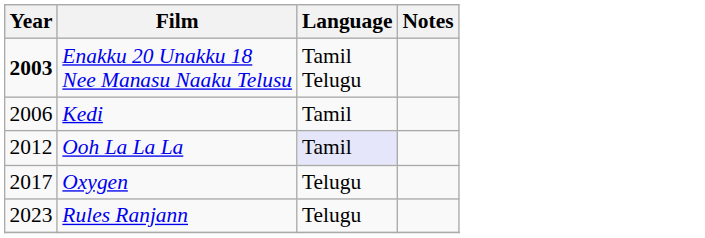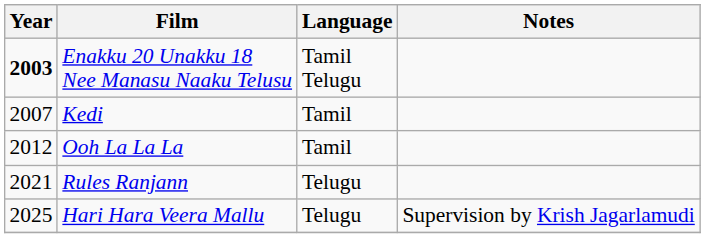(31, 113) 2006 -> (31, 113) 2007
(327, 147) lavender background -> (327, 147) no background
- row: (95, 181)
(31, 215) 2023 -> (31, 181) 2021
+ row: (163, 215)
